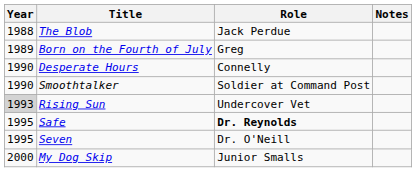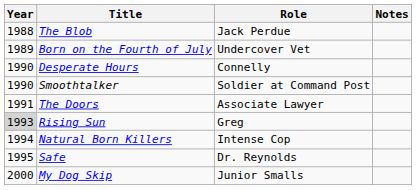(230, 49) Greg -> (264, 49) Undercover Vet
+ row: (69, 103)
(264, 103) Undercover Vet -> (230, 121) Greg
+ row: (105, 139)
(257, 121) bold -> (257, 158) normal
- row: (56, 139)
